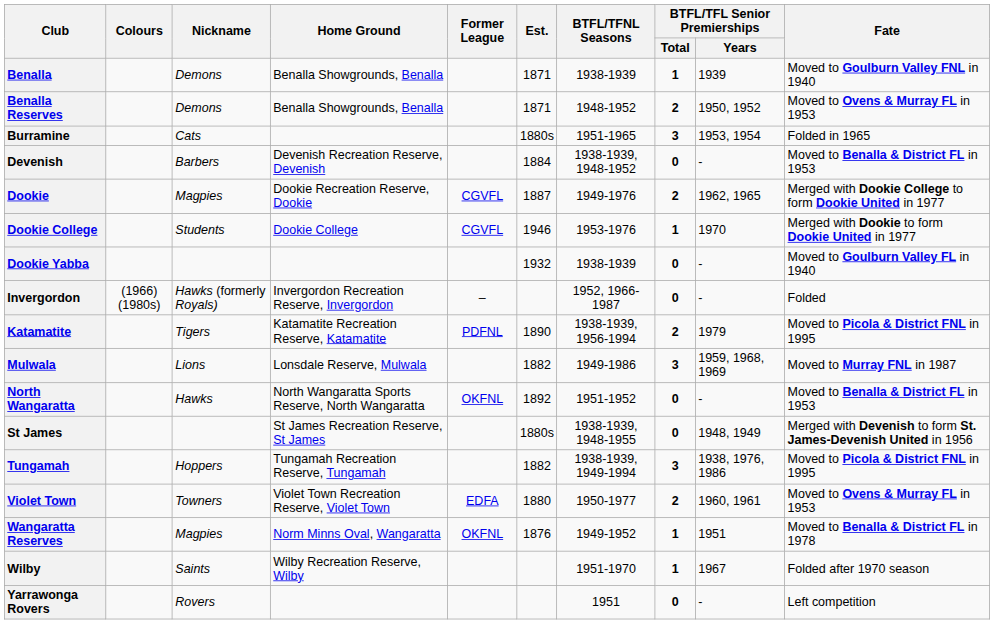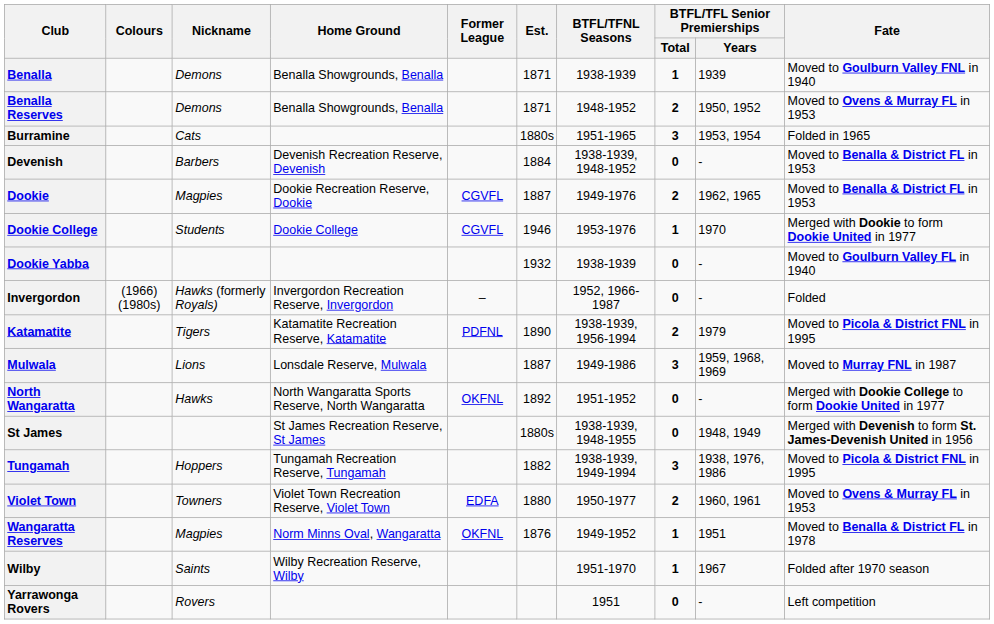(875, 196) Merged with Dookie College to form Dookie United in 1977 -> (883, 196) Moved to Benalla & District FL in 1953
(537, 365) 1882 -> (537, 365) 1887
(883, 399) Moved to Benalla & District FL in 1953 -> (875, 399) Merged with Dookie College to form Dookie United in 1977
